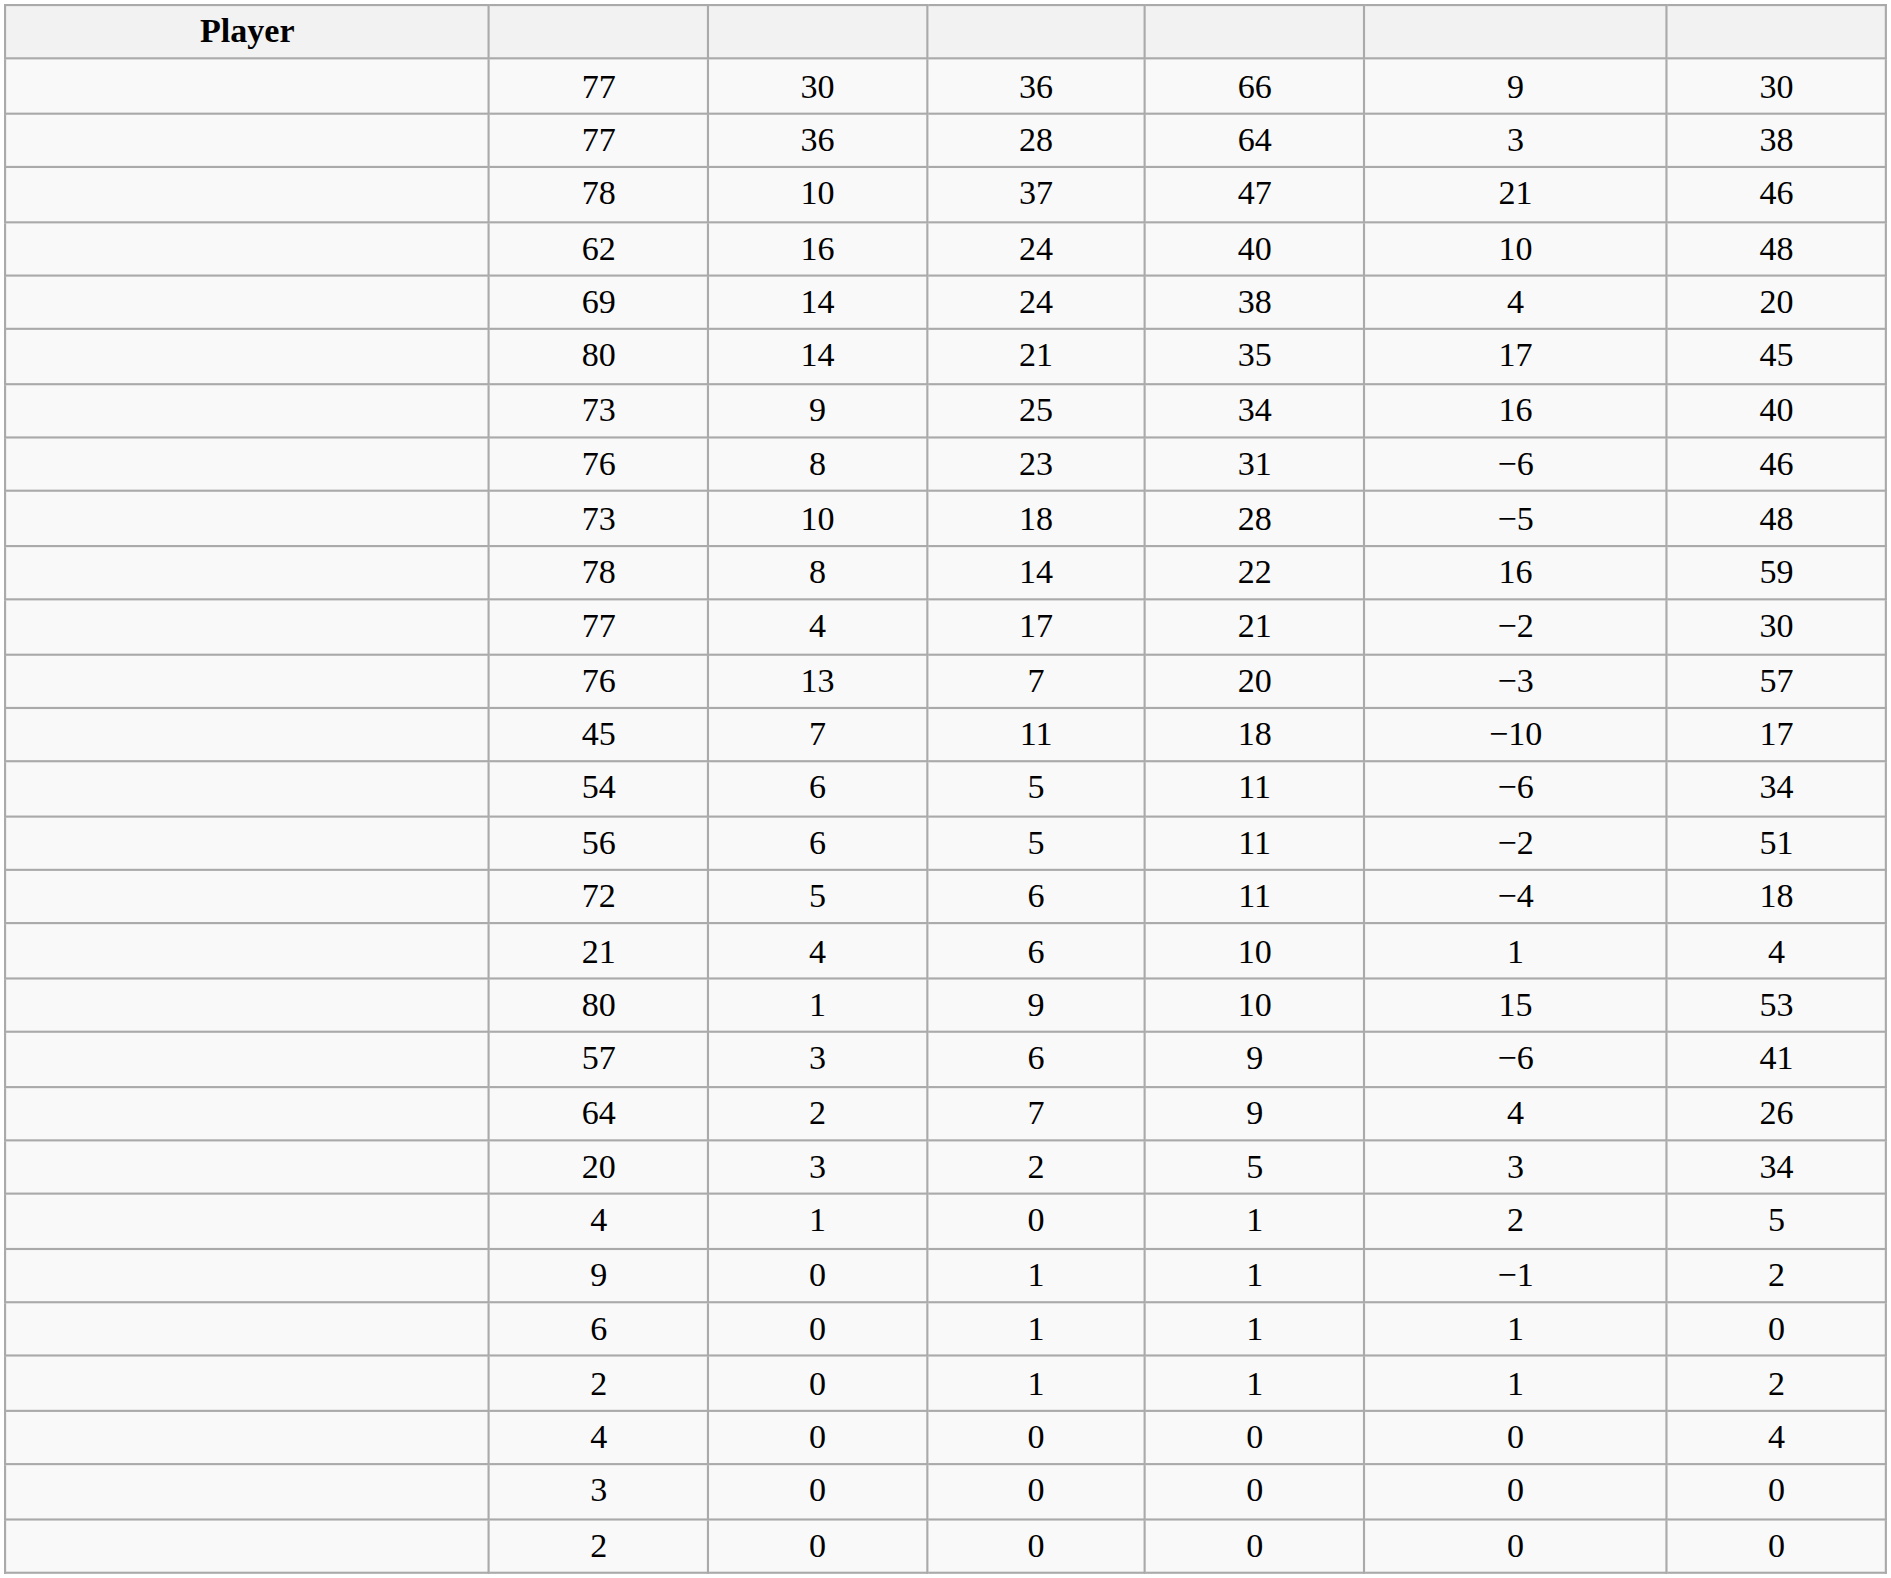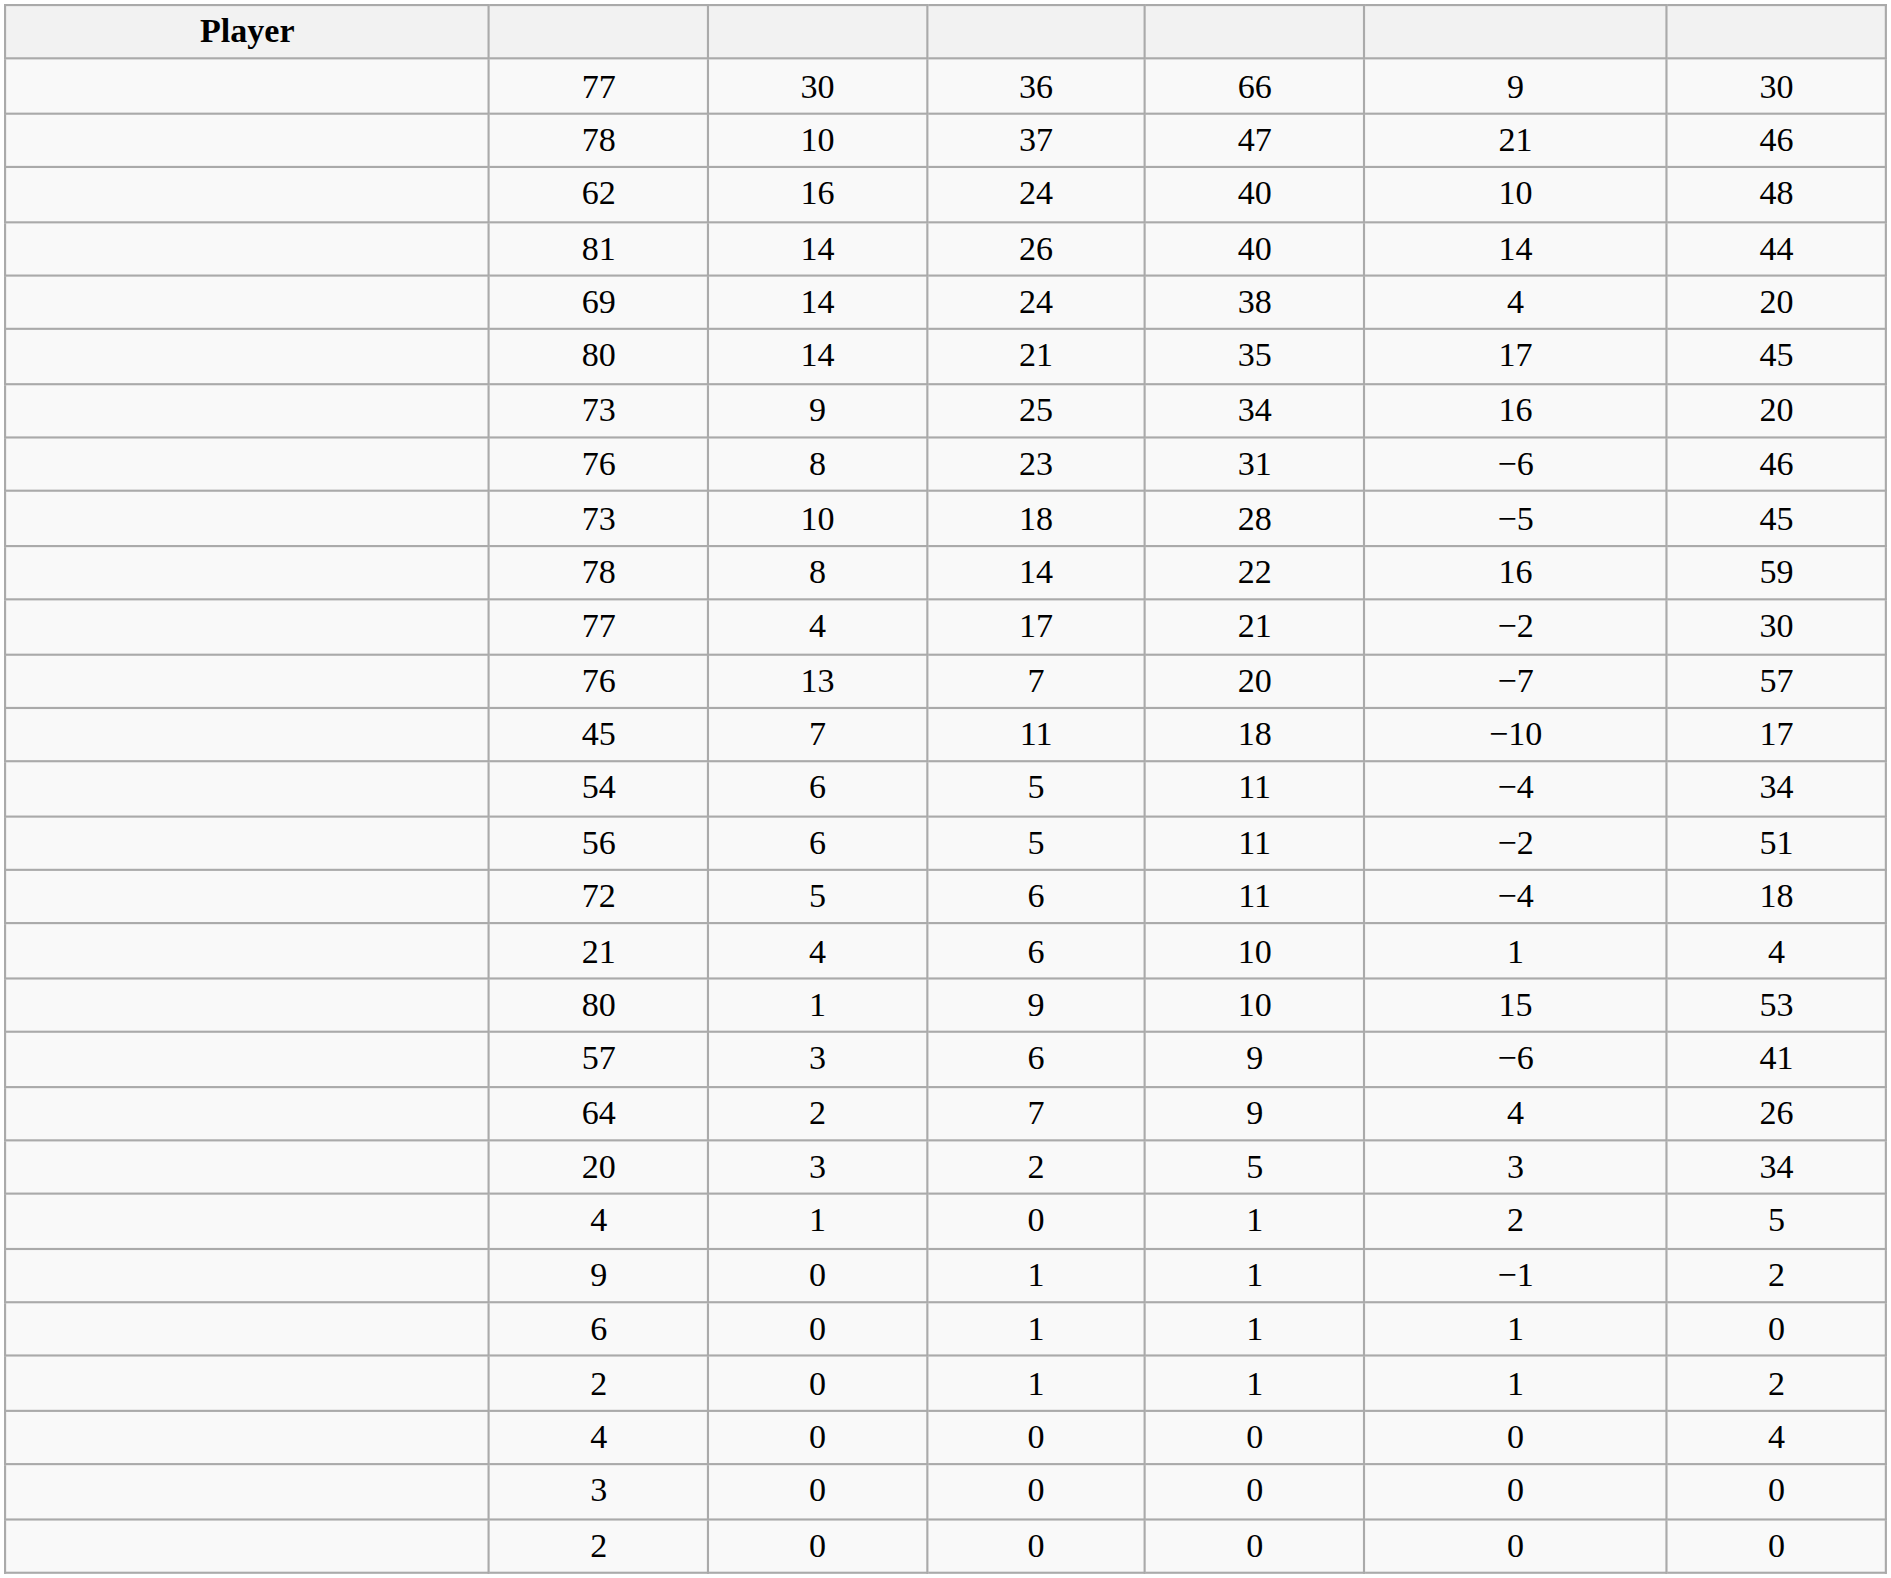- row: (599, 139)
+ row: (599, 247)
(1776, 409) 40 -> (1776, 409) 20
(1776, 517) 48 -> (1776, 517) 45
(1516, 680) −3 -> (1516, 680) −7
(1516, 788) −6 -> (1516, 788) −4
